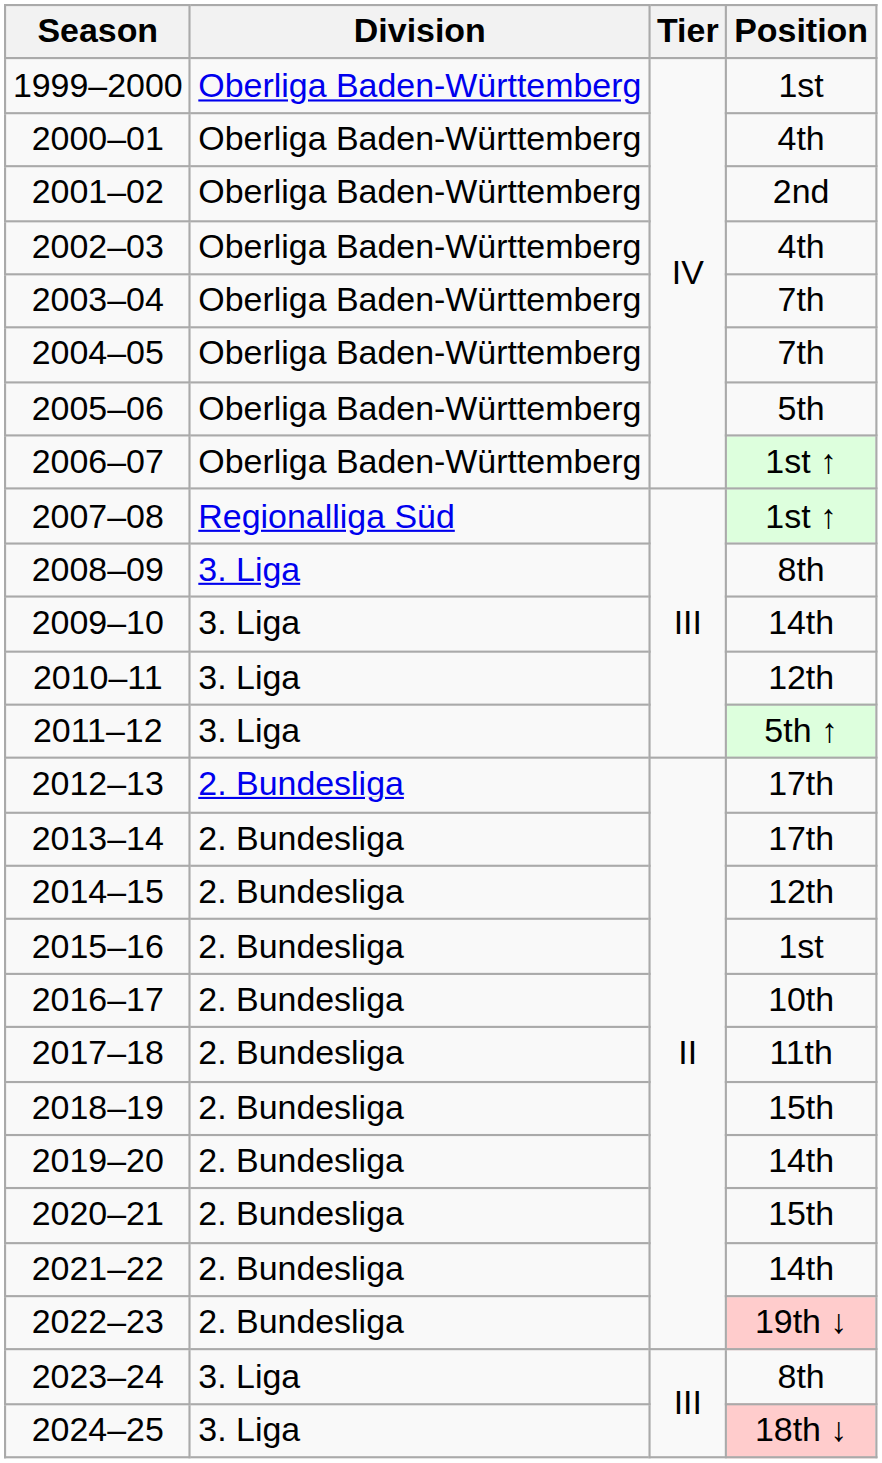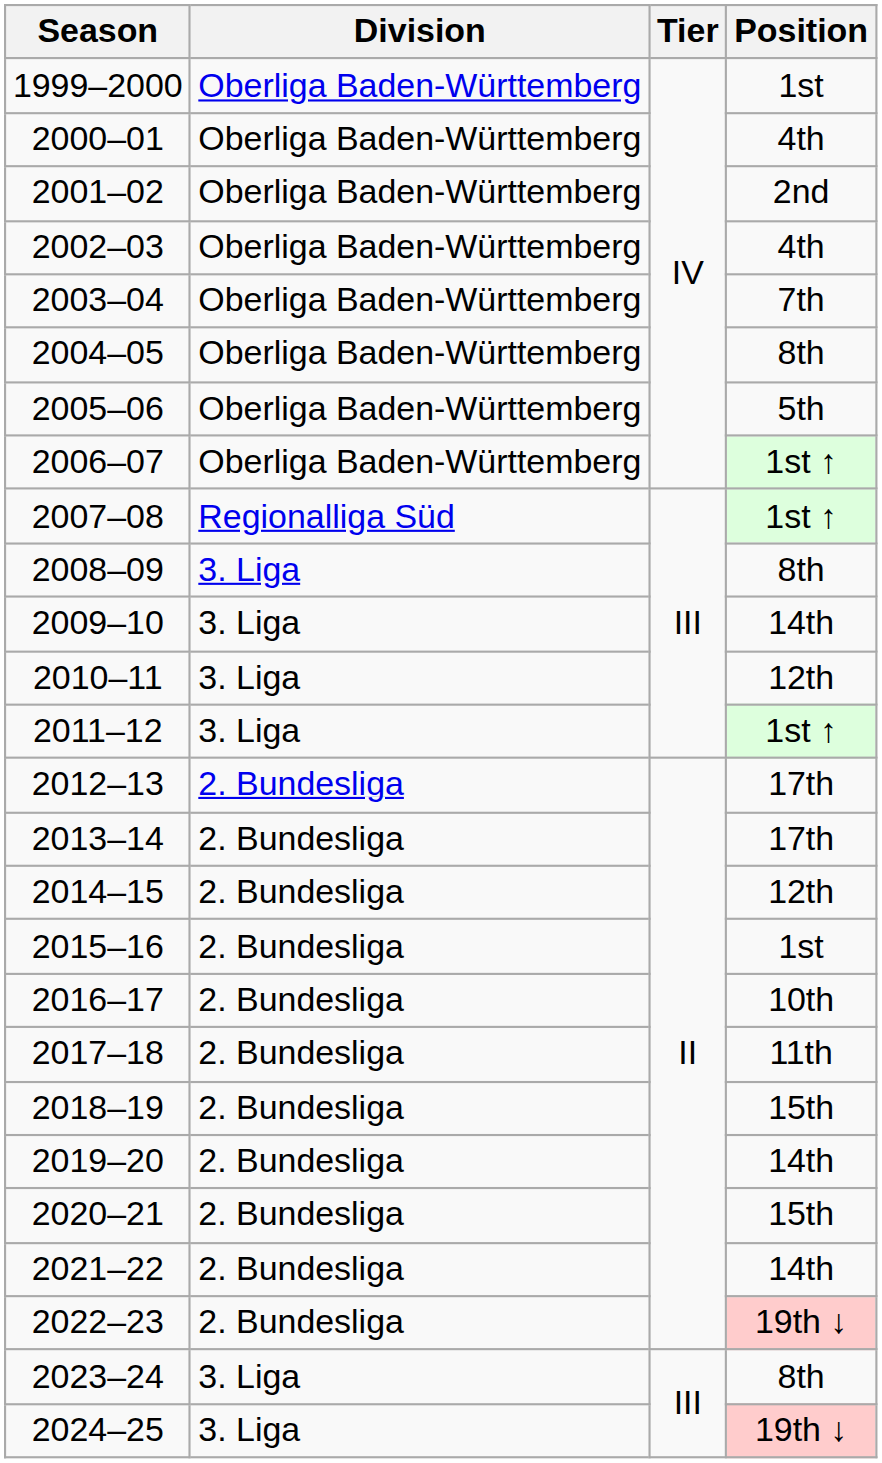(801, 354) 7th -> (801, 354) 8th
(801, 730) 5th ↑ -> (801, 730) 1st ↑
(801, 1430) 18th ↓ -> (801, 1430) 19th ↓
